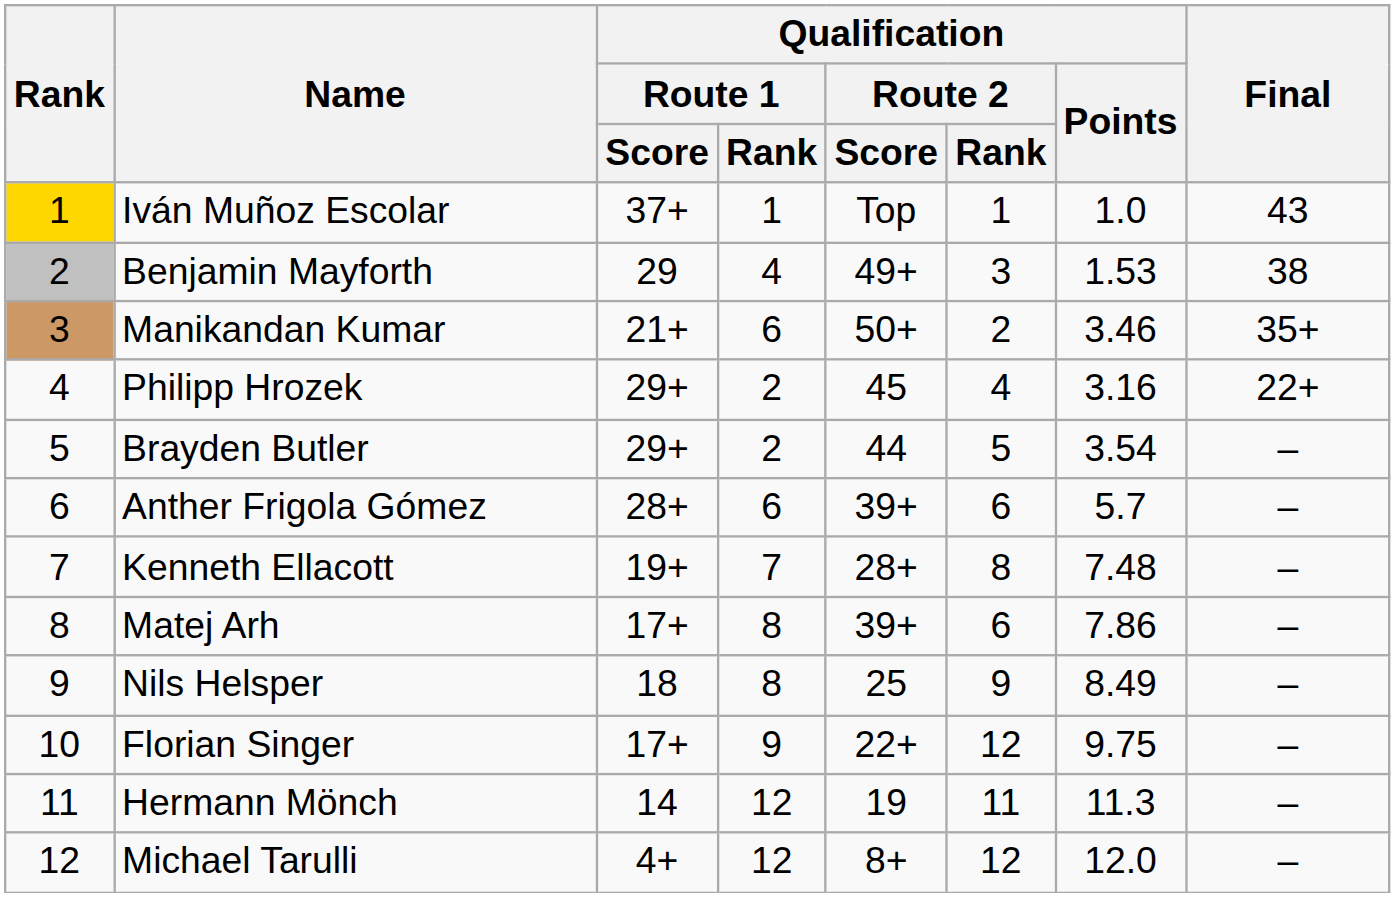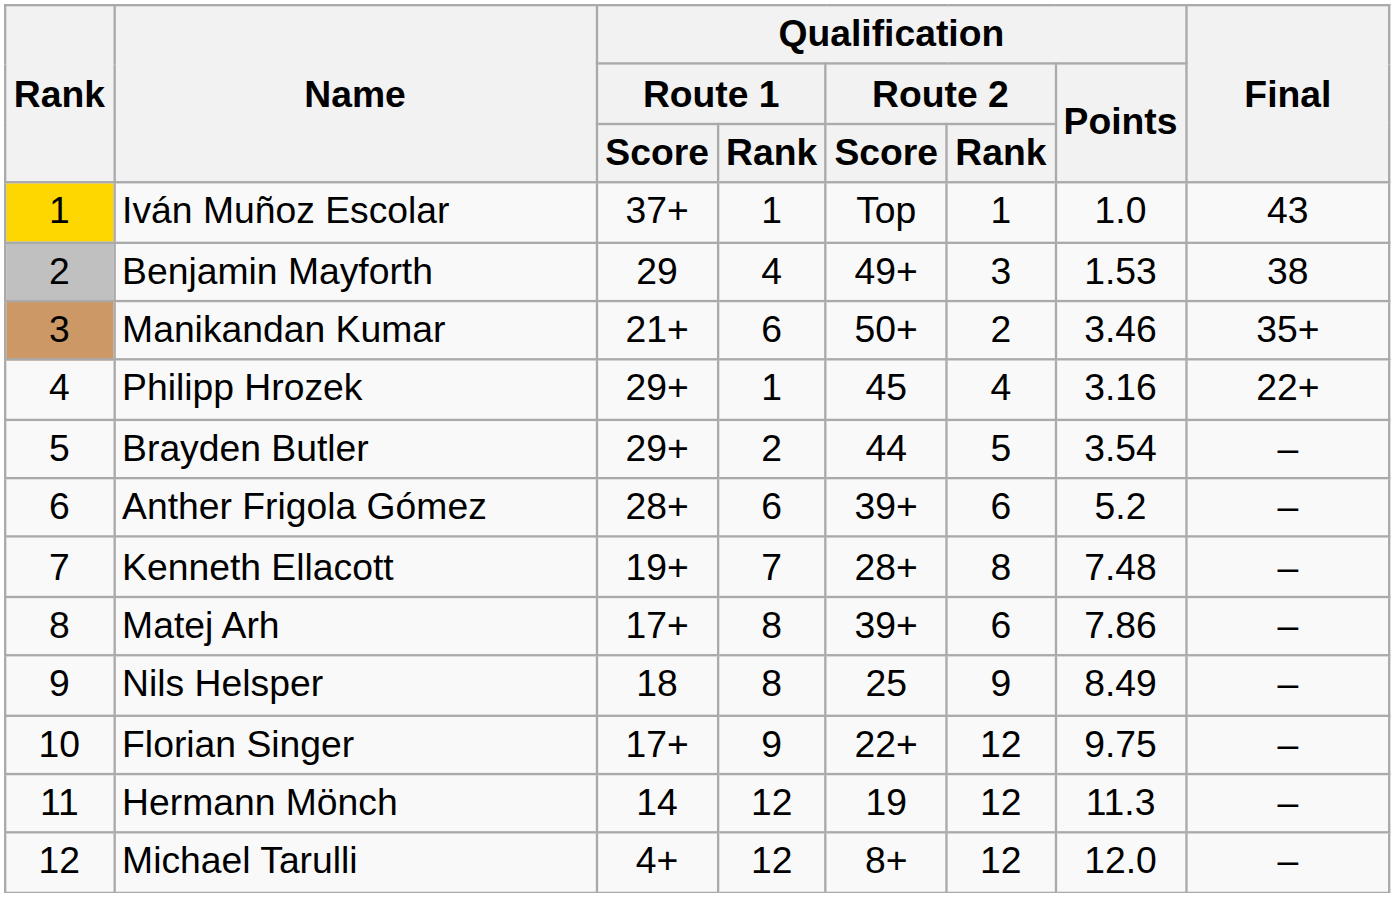(772, 388) 2 -> (772, 388) 1
(1121, 507) 5.7 -> (1121, 507) 5.2
(1001, 802) 11 -> (1001, 802) 12
